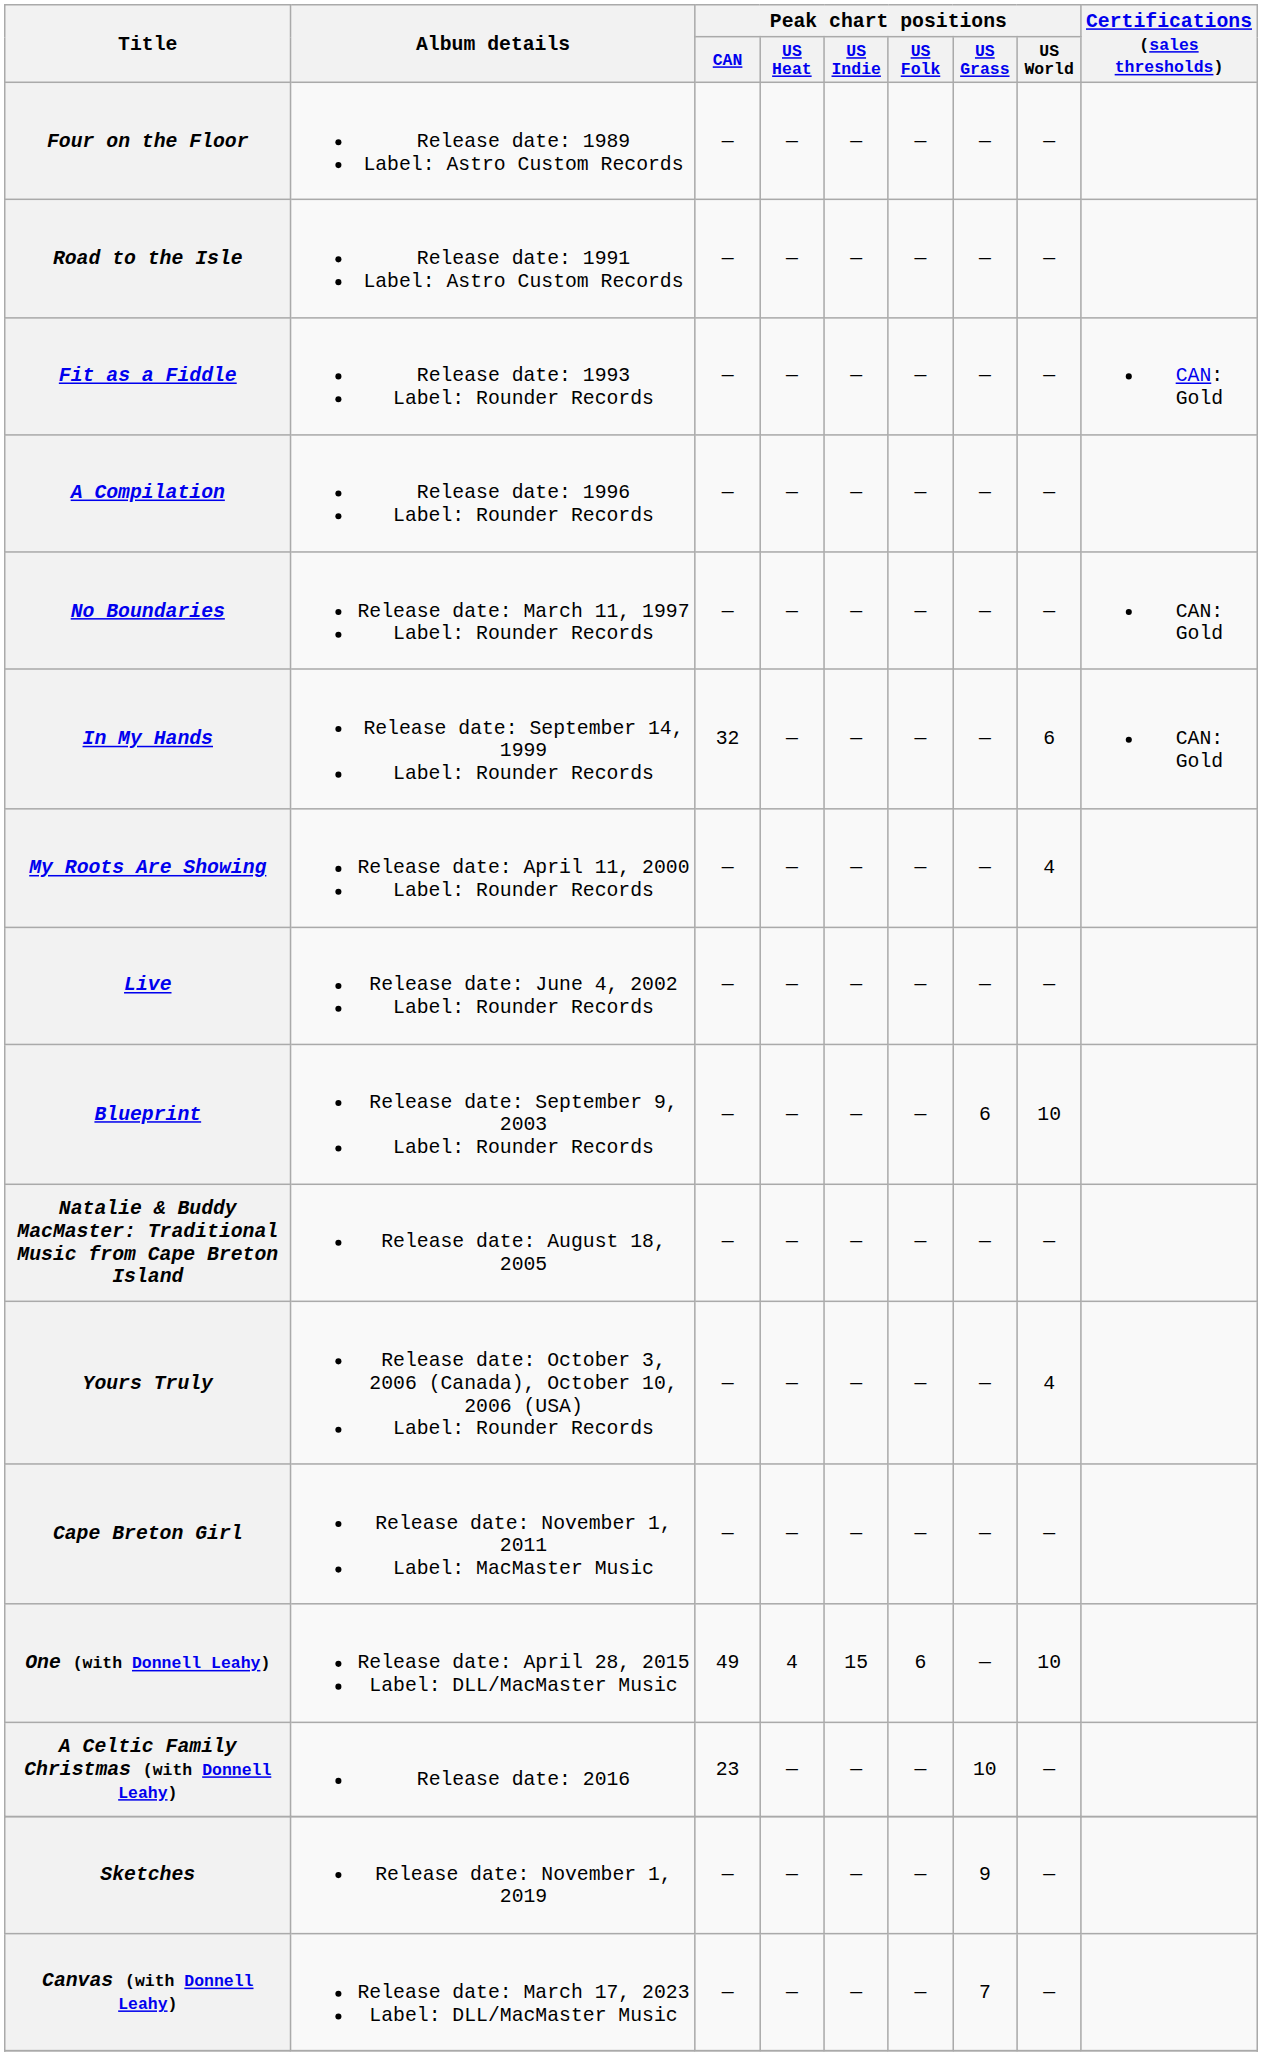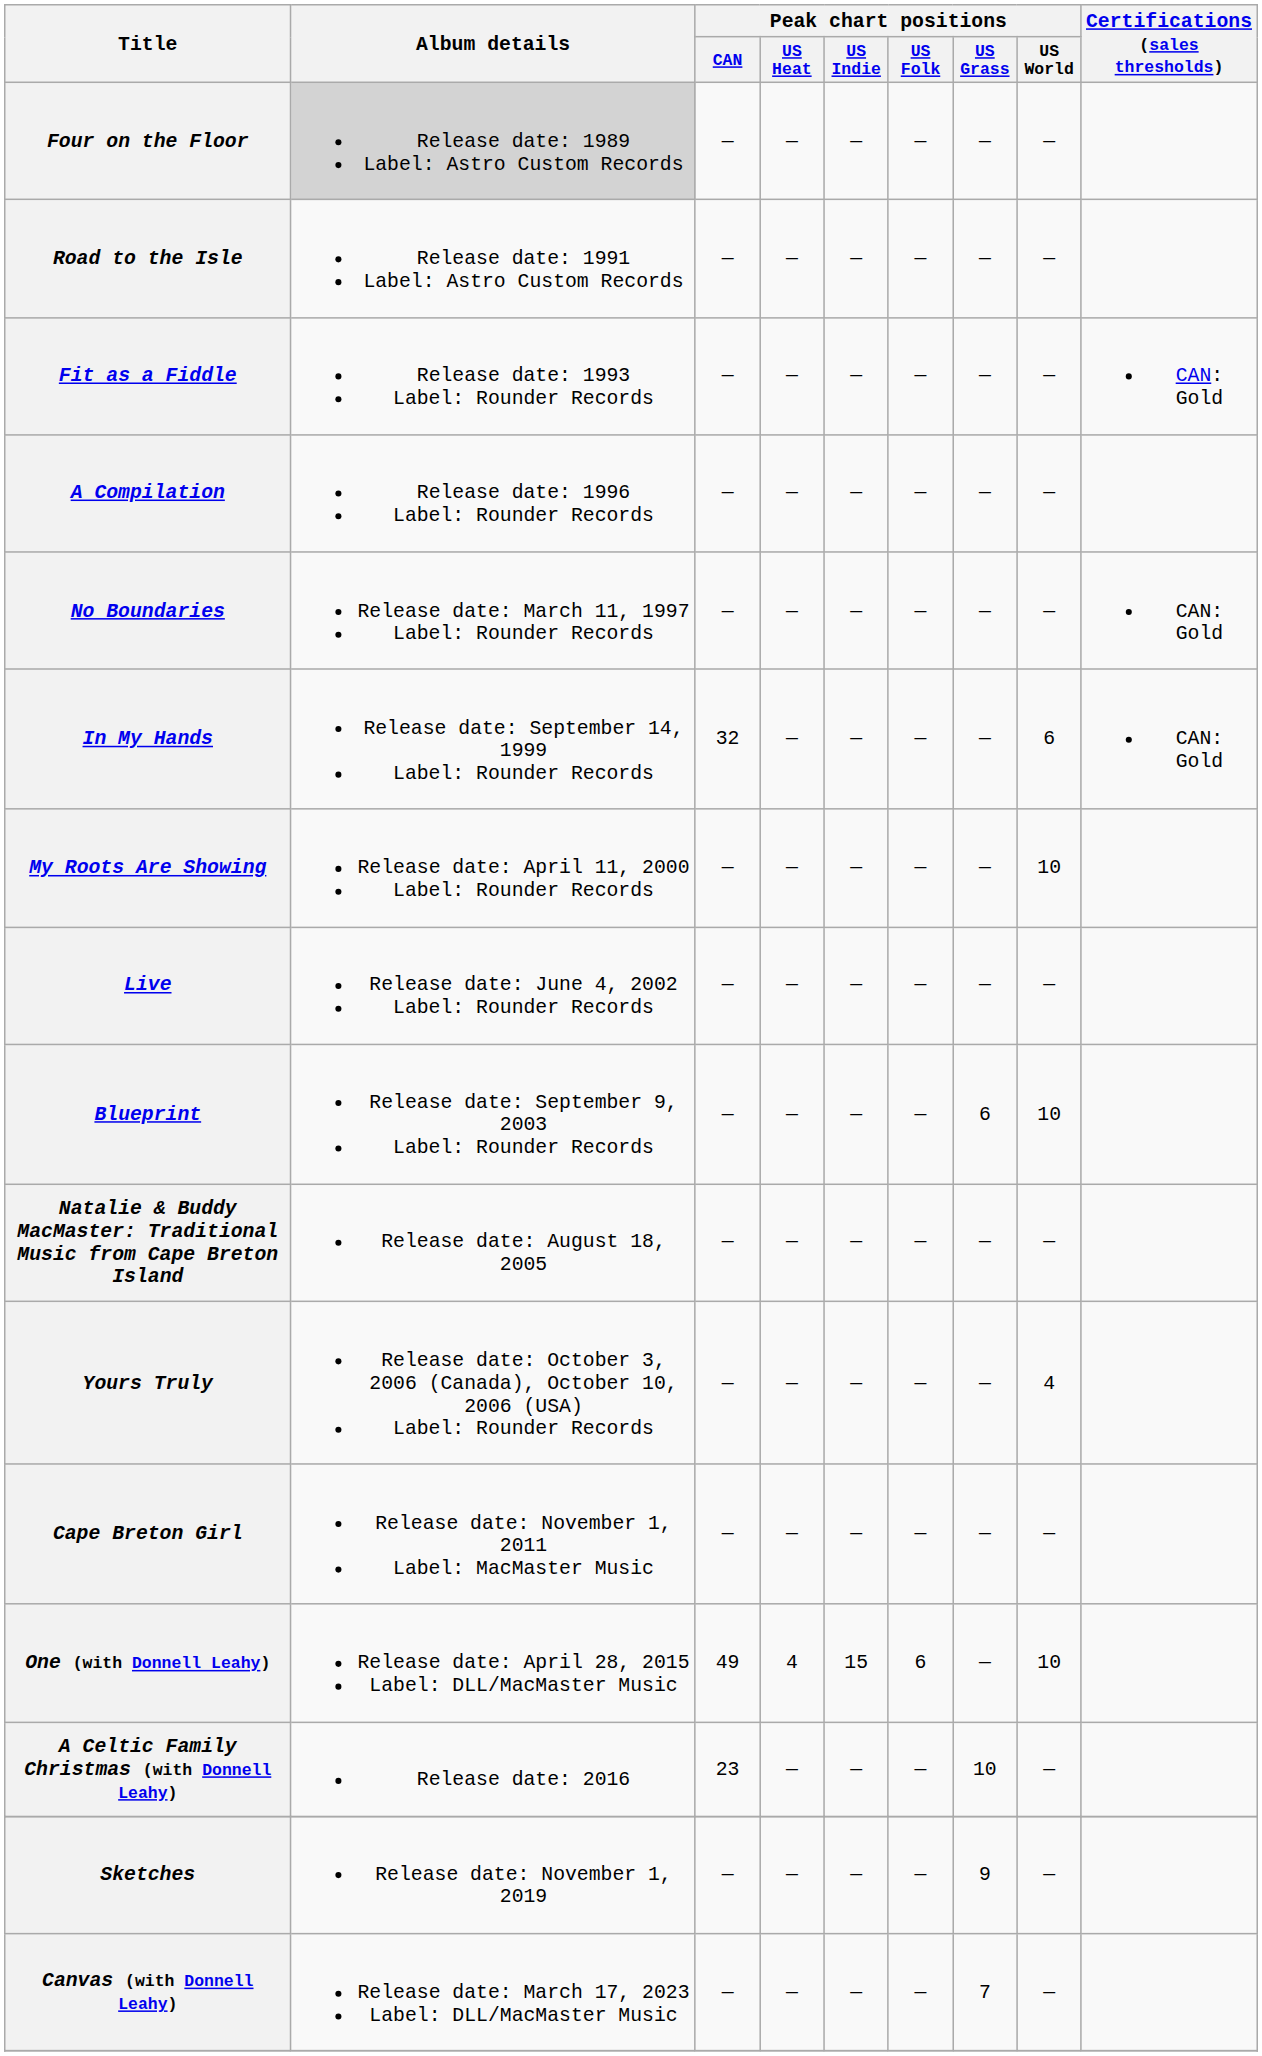(493, 153) no background -> (493, 153) lightgrey background
(1049, 868) 4 -> (1049, 868) 10
